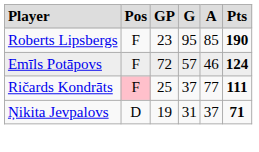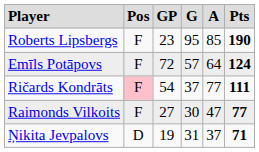(211, 64) 46 -> (214, 64) 64
(164, 87) 25 -> (167, 87) 54
+ row: (64, 111)
